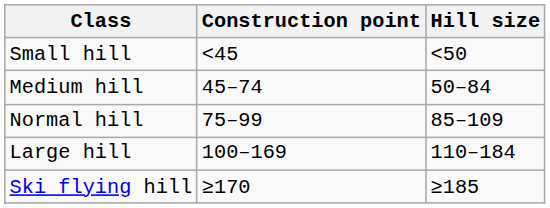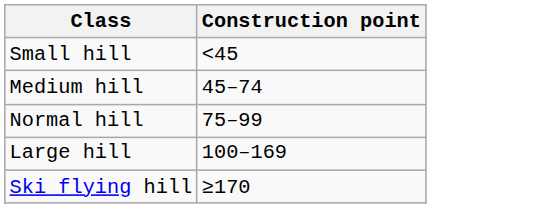- column: (485, 21)
